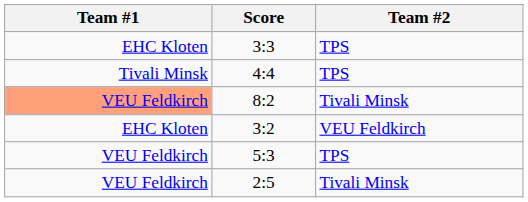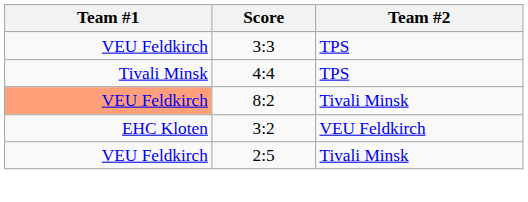(165, 45) EHC Kloten -> (155, 45) VEU Feldkirch
- row: (264, 155)
